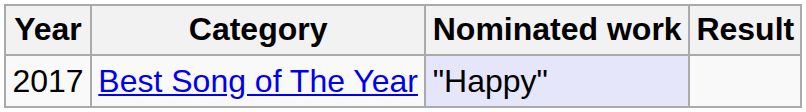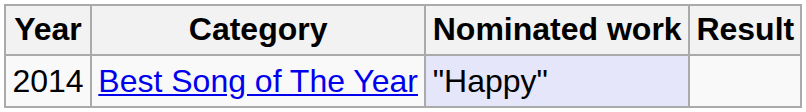(48, 80) 2017 -> (48, 80) 2014
